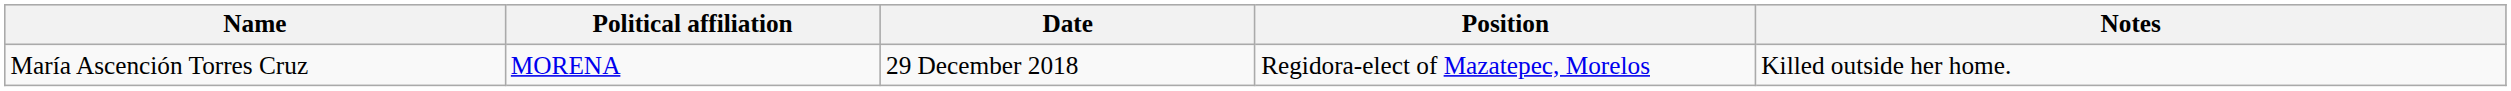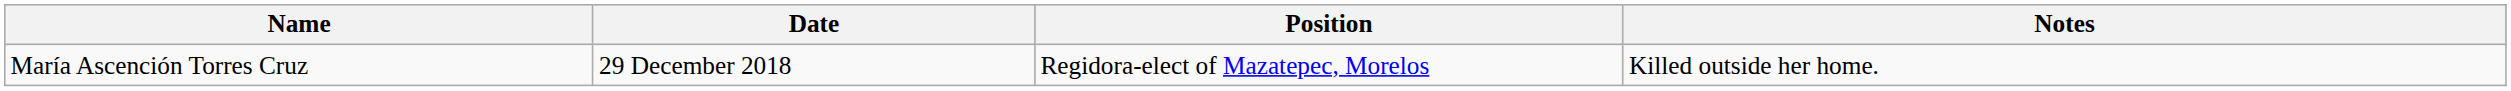- column: (693, 24)
